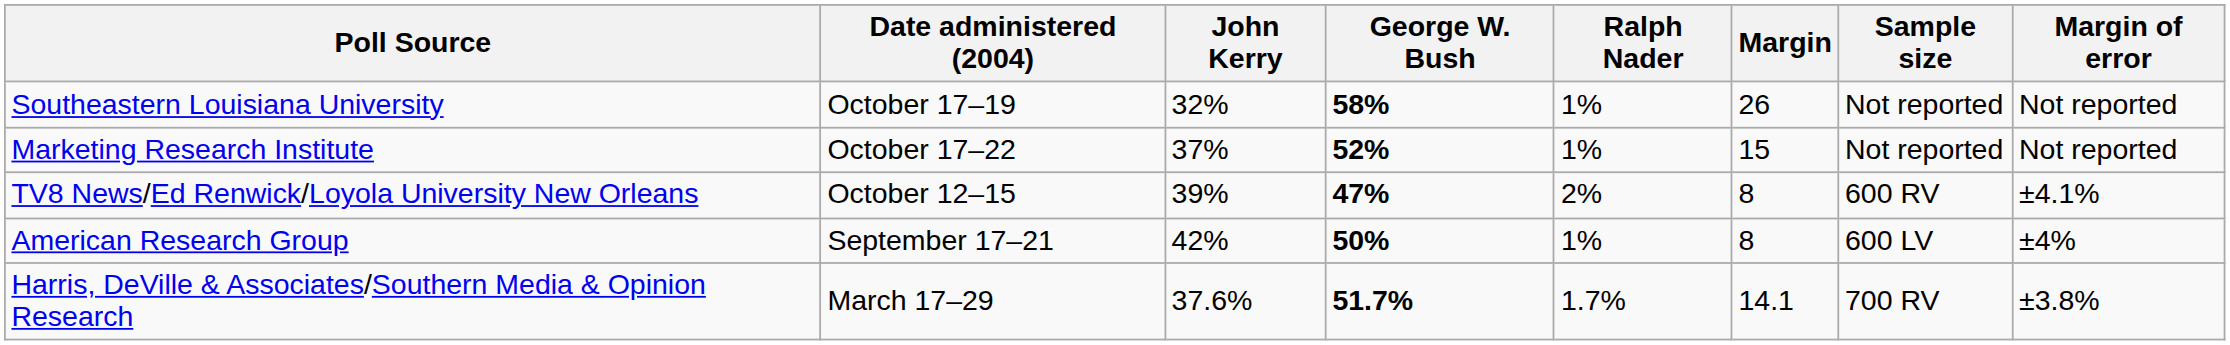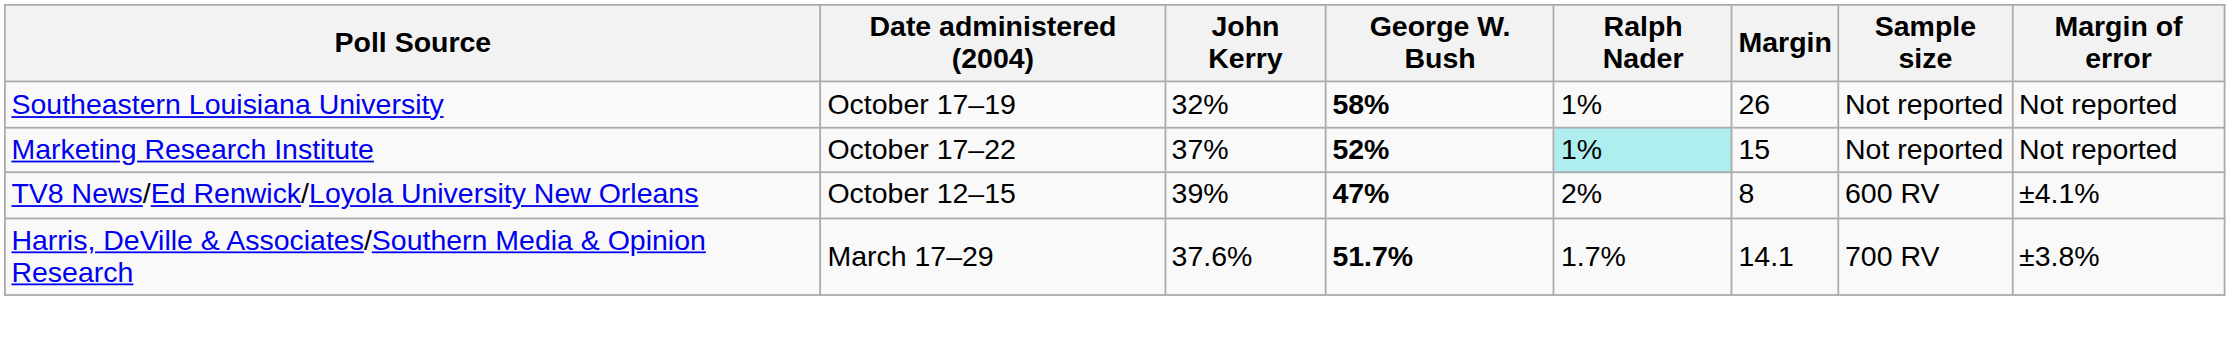(1581, 149) no background -> (1581, 149) paleturquoise background
- row: (180, 239)
